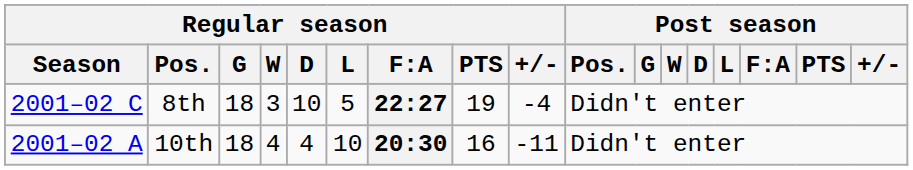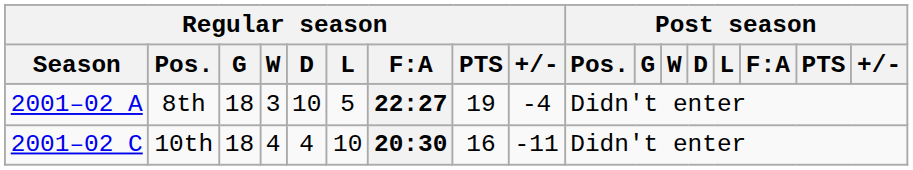(77, 105) 2001–02 C -> (77, 105) 2001–02 A
(77, 144) 2001–02 A -> (77, 144) 2001–02 C
